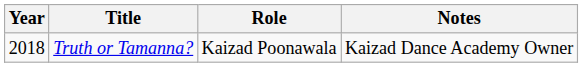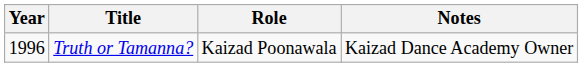(27, 47) 2018 -> (27, 47) 1996
